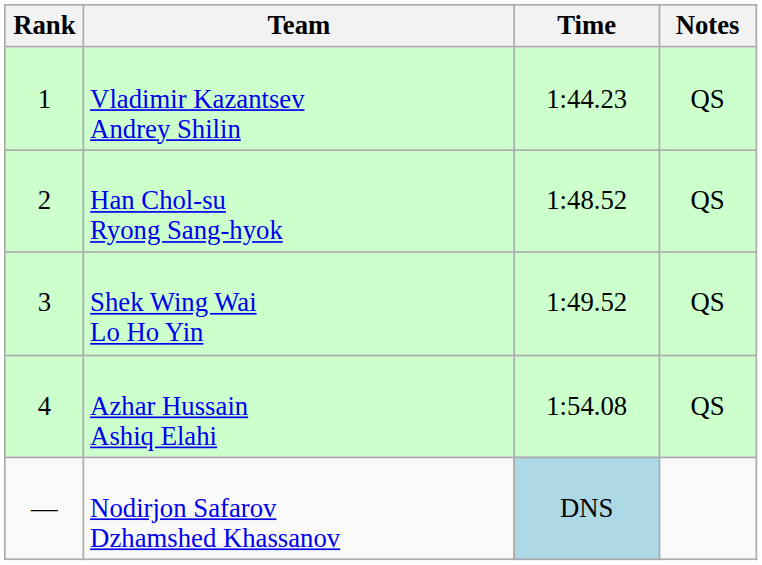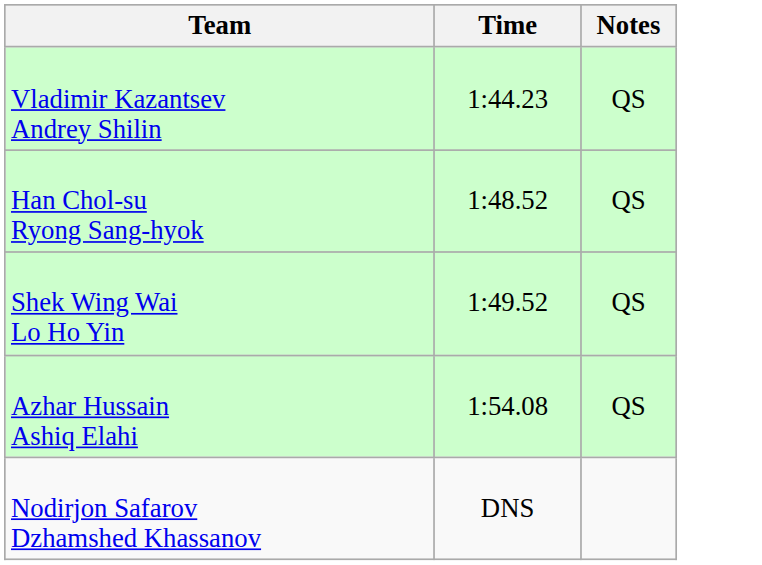- column: (44, 25)
(587, 508) lightblue background -> (508, 508) no background
